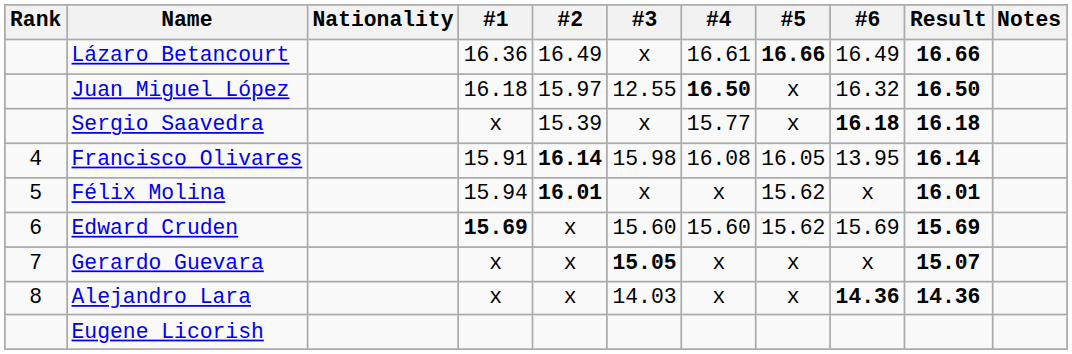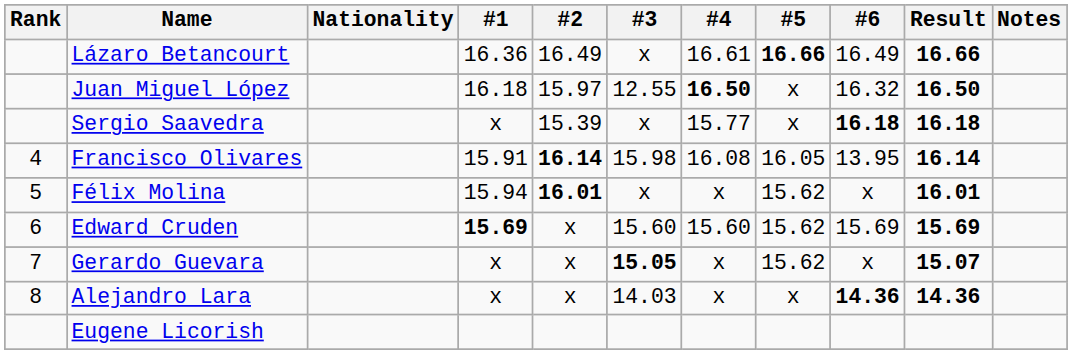(793, 264) x -> (793, 264) 15.62
